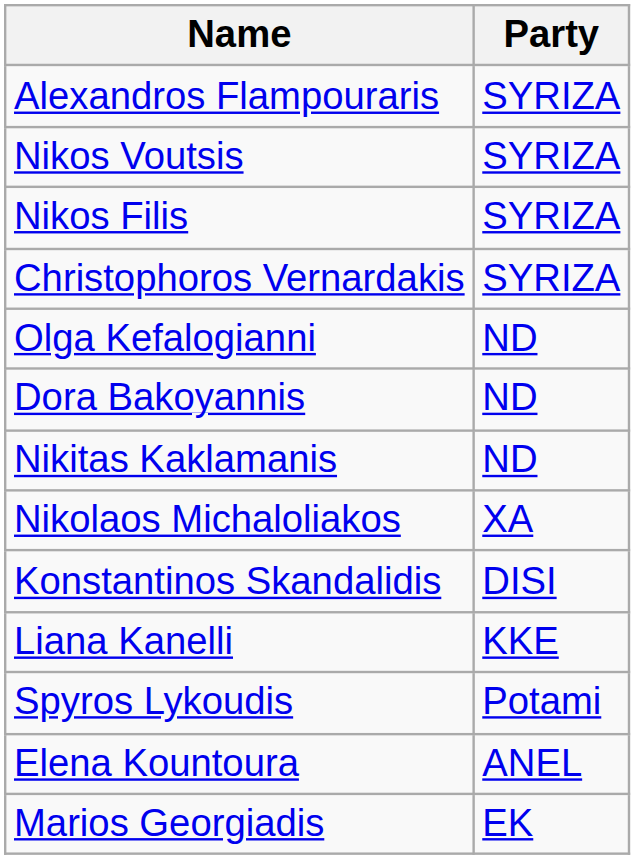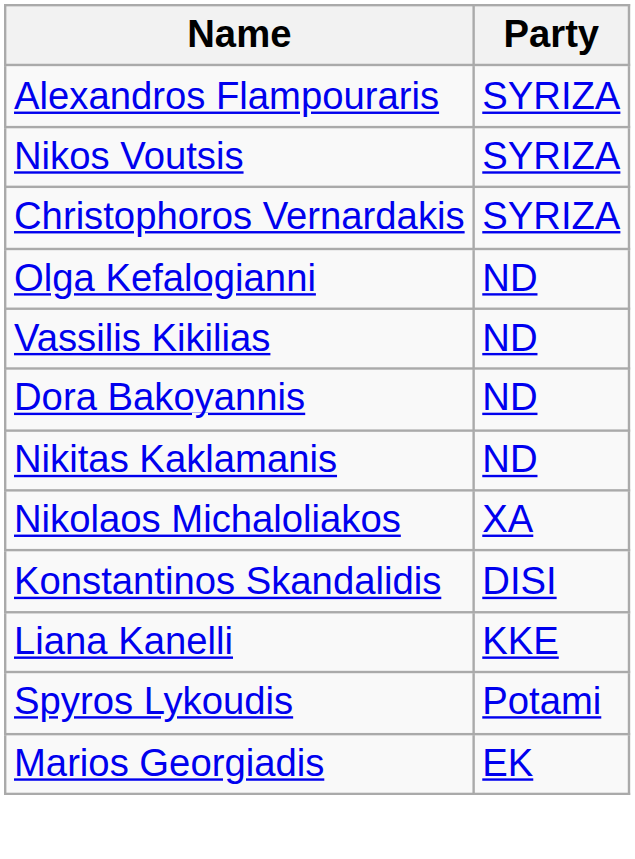- row: (101, 216)
+ row: (142, 338)
- row: (156, 762)
